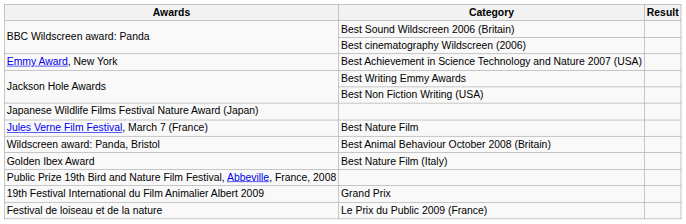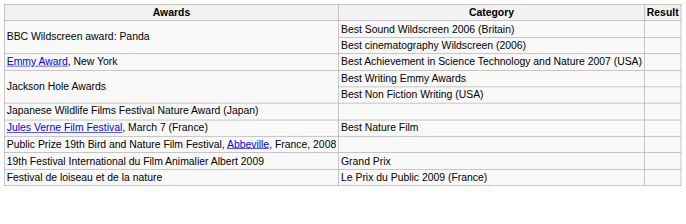- row: (83, 144)
- row: (51, 161)
